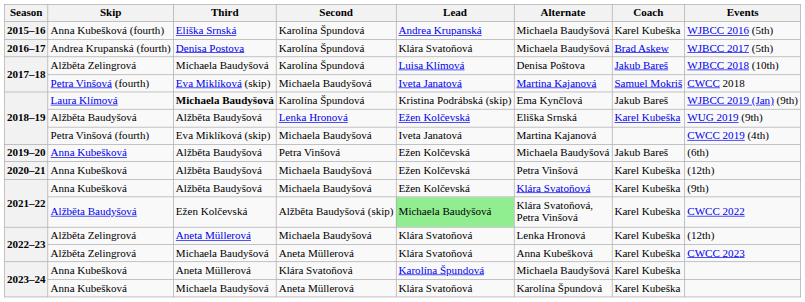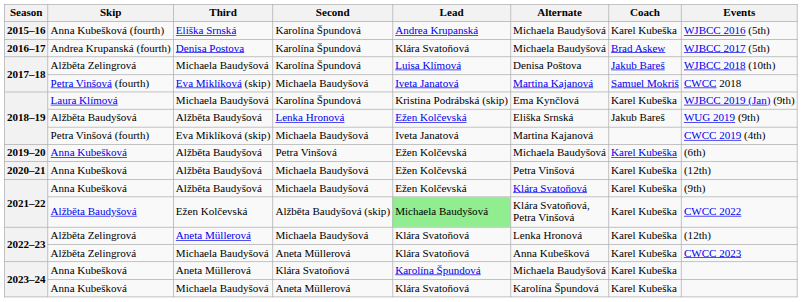(225, 100) bold -> (222, 100) normal
(641, 100) Jakub Bareš -> (644, 100) Karel Kubeška
(647, 118) Karel Kubeška -> (638, 118) Jakub Bareš
(641, 153) Jakub Bareš -> (644, 153) Karel Kubeška
